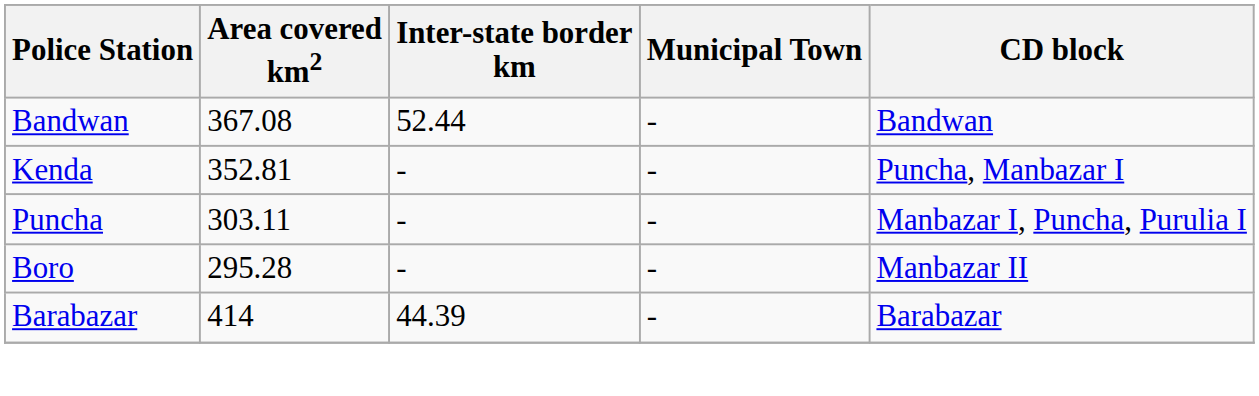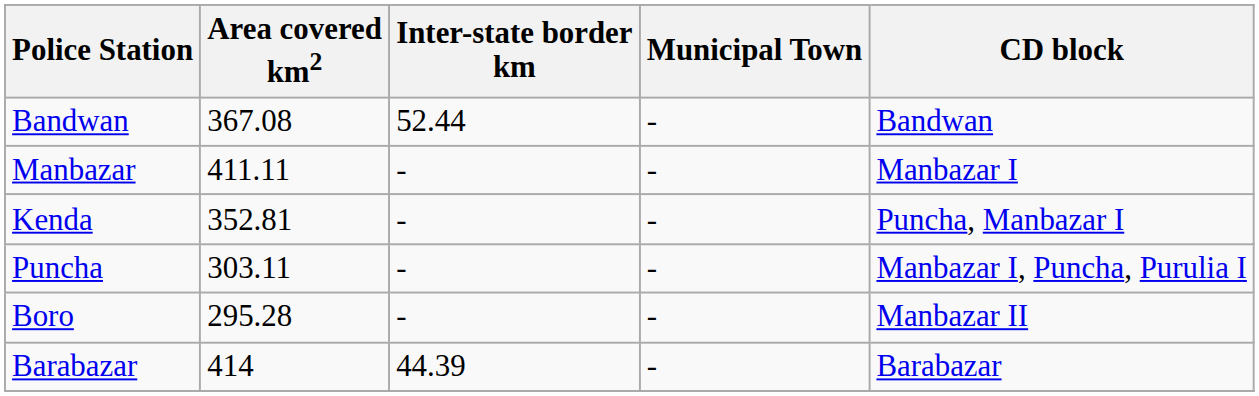+ row: (74, 170)
